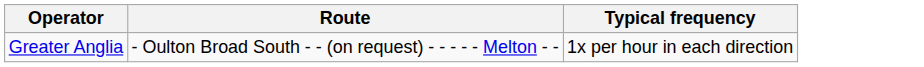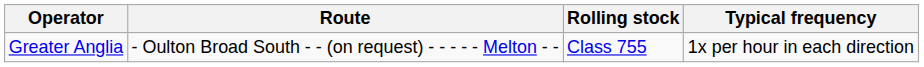+ column: (623, 18)
